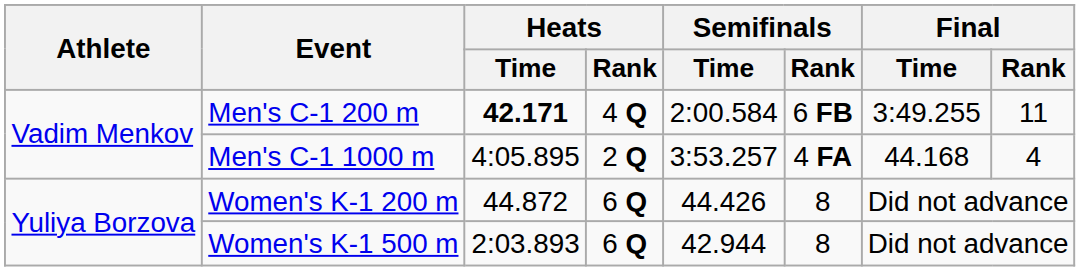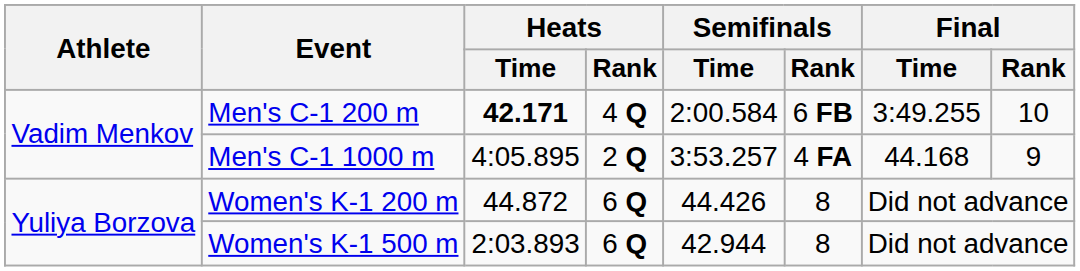(1033, 113) 11 -> (1033, 113) 10
(1033, 157) 4 -> (1033, 157) 9
